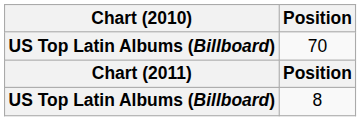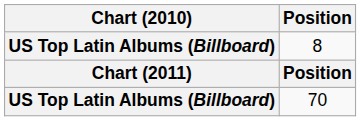rows swapped: (317, 101) <-> (317, 45)
